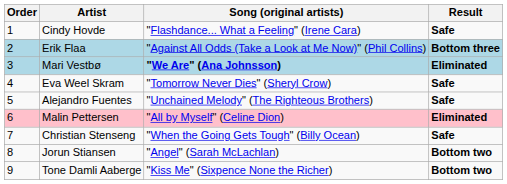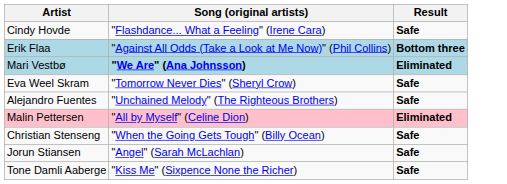- column: (22, 13)
(462, 153) Bottom two -> (408, 153) Safe
(462, 170) Bottom two -> (408, 170) Safe
